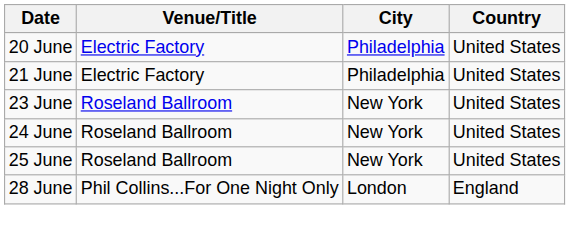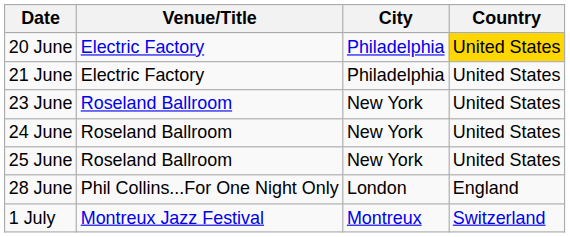(507, 47) no background -> (507, 47) gold background
+ row: (32, 217)
